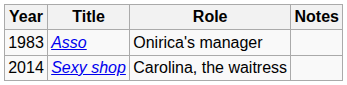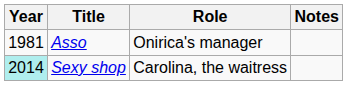(26, 42) 1983 -> (26, 42) 1981
(26, 67) no background -> (26, 67) paleturquoise background
